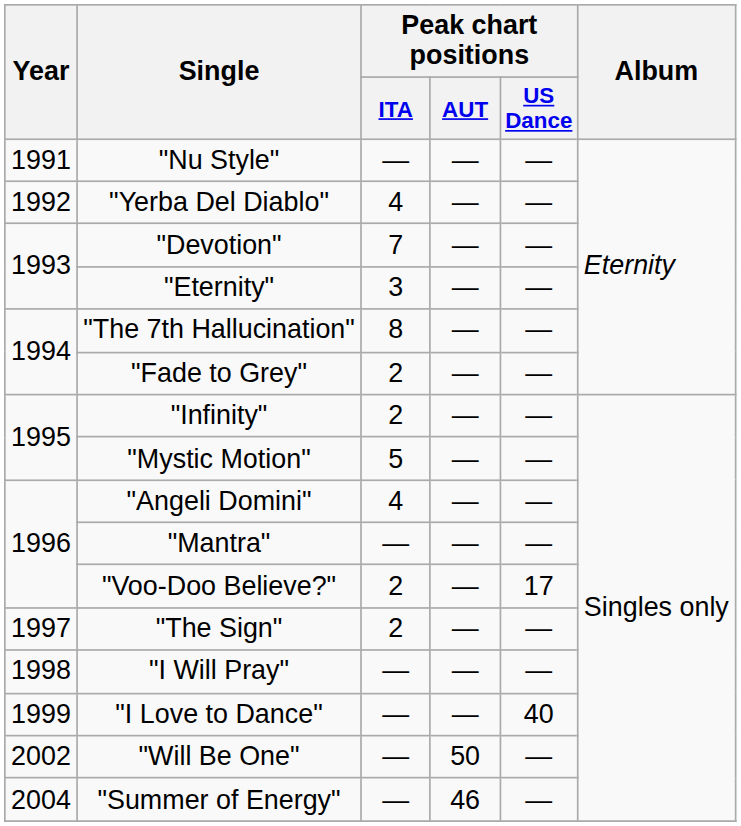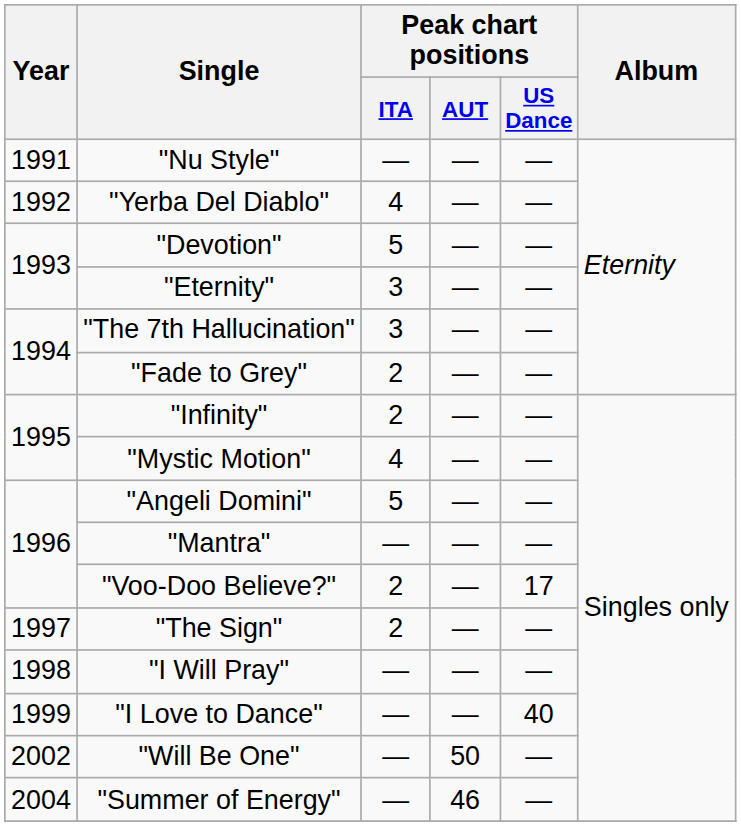(396, 244) 7 -> (396, 244) 5
(396, 330) 8 -> (396, 330) 3
(396, 458) 5 -> (396, 458) 4
(396, 500) 4 -> (396, 500) 5
